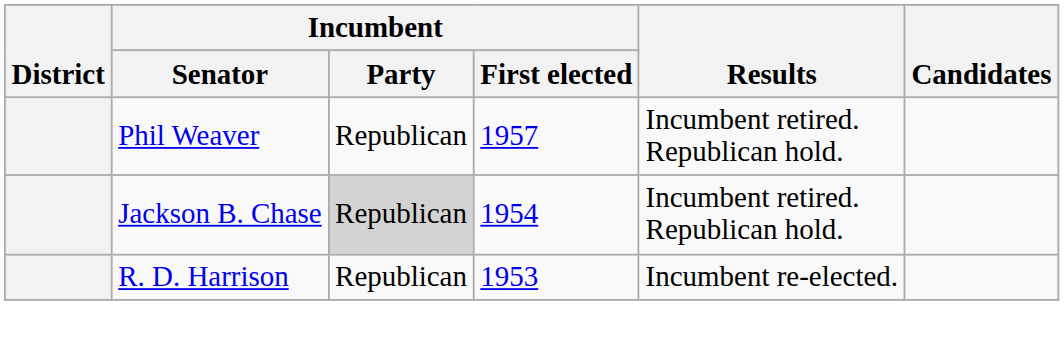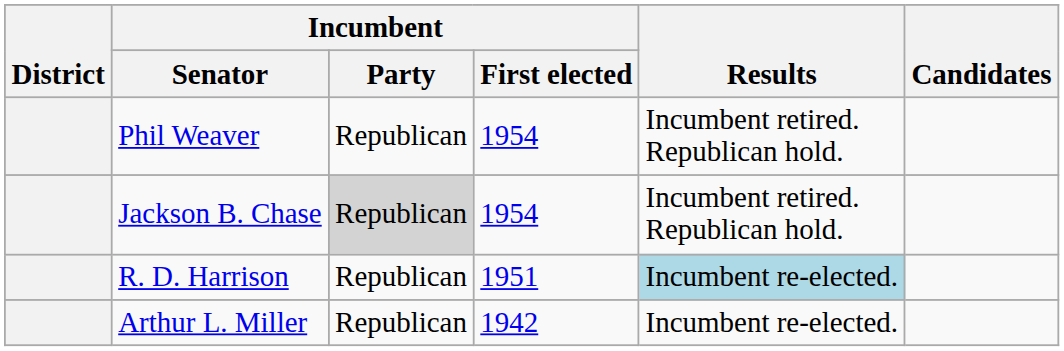(509, 135) 1957 -> (509, 135) 1954
(509, 276) 1953 -> (509, 276) 1951
(772, 276) no background -> (772, 276) lightblue background
+ row: (213, 322)
